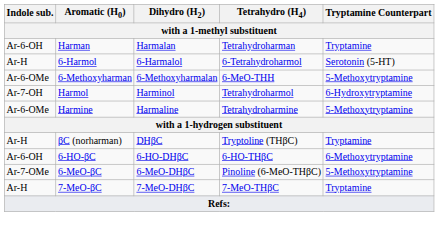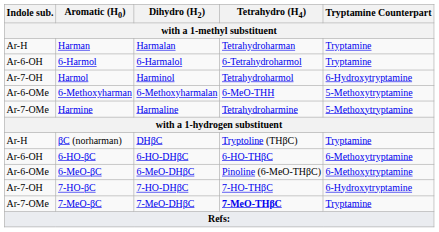(25, 46) Ar-6-OH -> (17, 46) Ar-H
(17, 62) Ar-H -> (25, 62) Ar-6-OH
(360, 62) Serotonin (5-HT) -> (349, 62) Tryptamine
rows swapped: (95, 77) <-> (73, 93)
(28, 109) Ar-6-OMe -> (28, 109) Ar-7-OMe
(28, 172) Ar-7-OMe -> (28, 172) Ar-6-OMe
(369, 172) 5-Methoxytryptamine -> (369, 172) 6-Methoxytryptamine
+ row: (77, 188)
(17, 188) Ar-H -> (28, 203) Ar-7-OMe
(250, 188) normal -> (252, 203) bold
